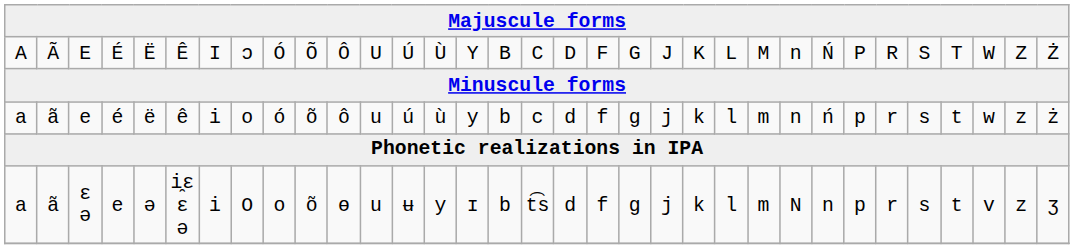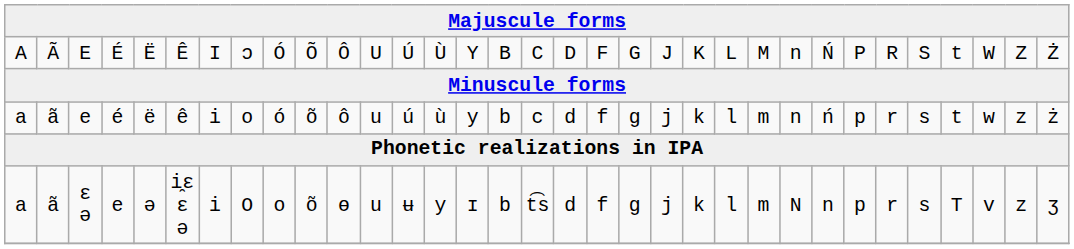(957, 53) T -> (957, 53) t
(957, 205) t -> (957, 205) T
